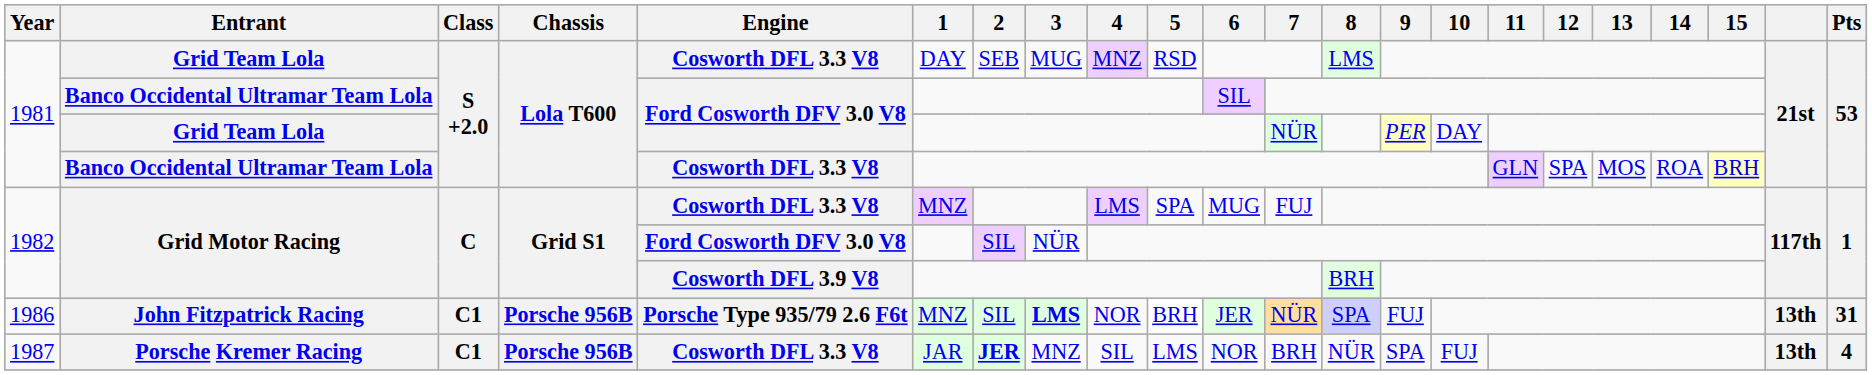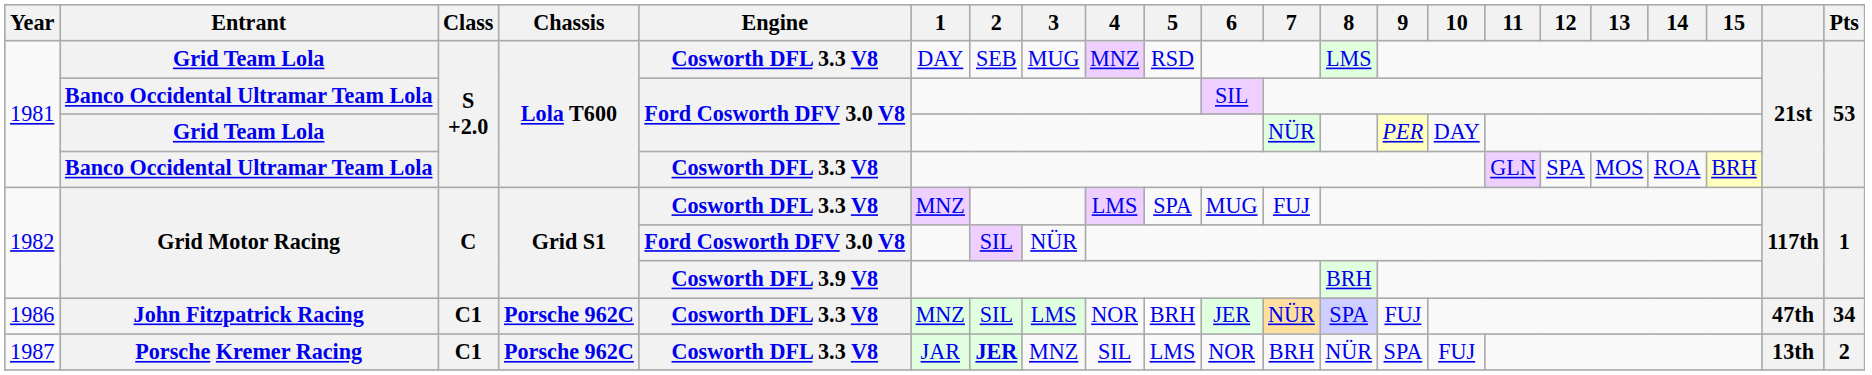(568, 314) Porsche 956B -> (569, 314) Porsche 962C
(775, 314) Porsche Type 935/79 2.6 F6t -> (775, 314) Cosworth DFL 3.3 V8
(1056, 314) bold -> (1054, 314) normal
(1796, 314) 13th -> (1793, 314) 47th
(1847, 314) 31 -> (1844, 314) 34
(568, 351) Porsche 956B -> (569, 351) Porsche 962C
(1847, 351) 4 -> (1844, 351) 2
